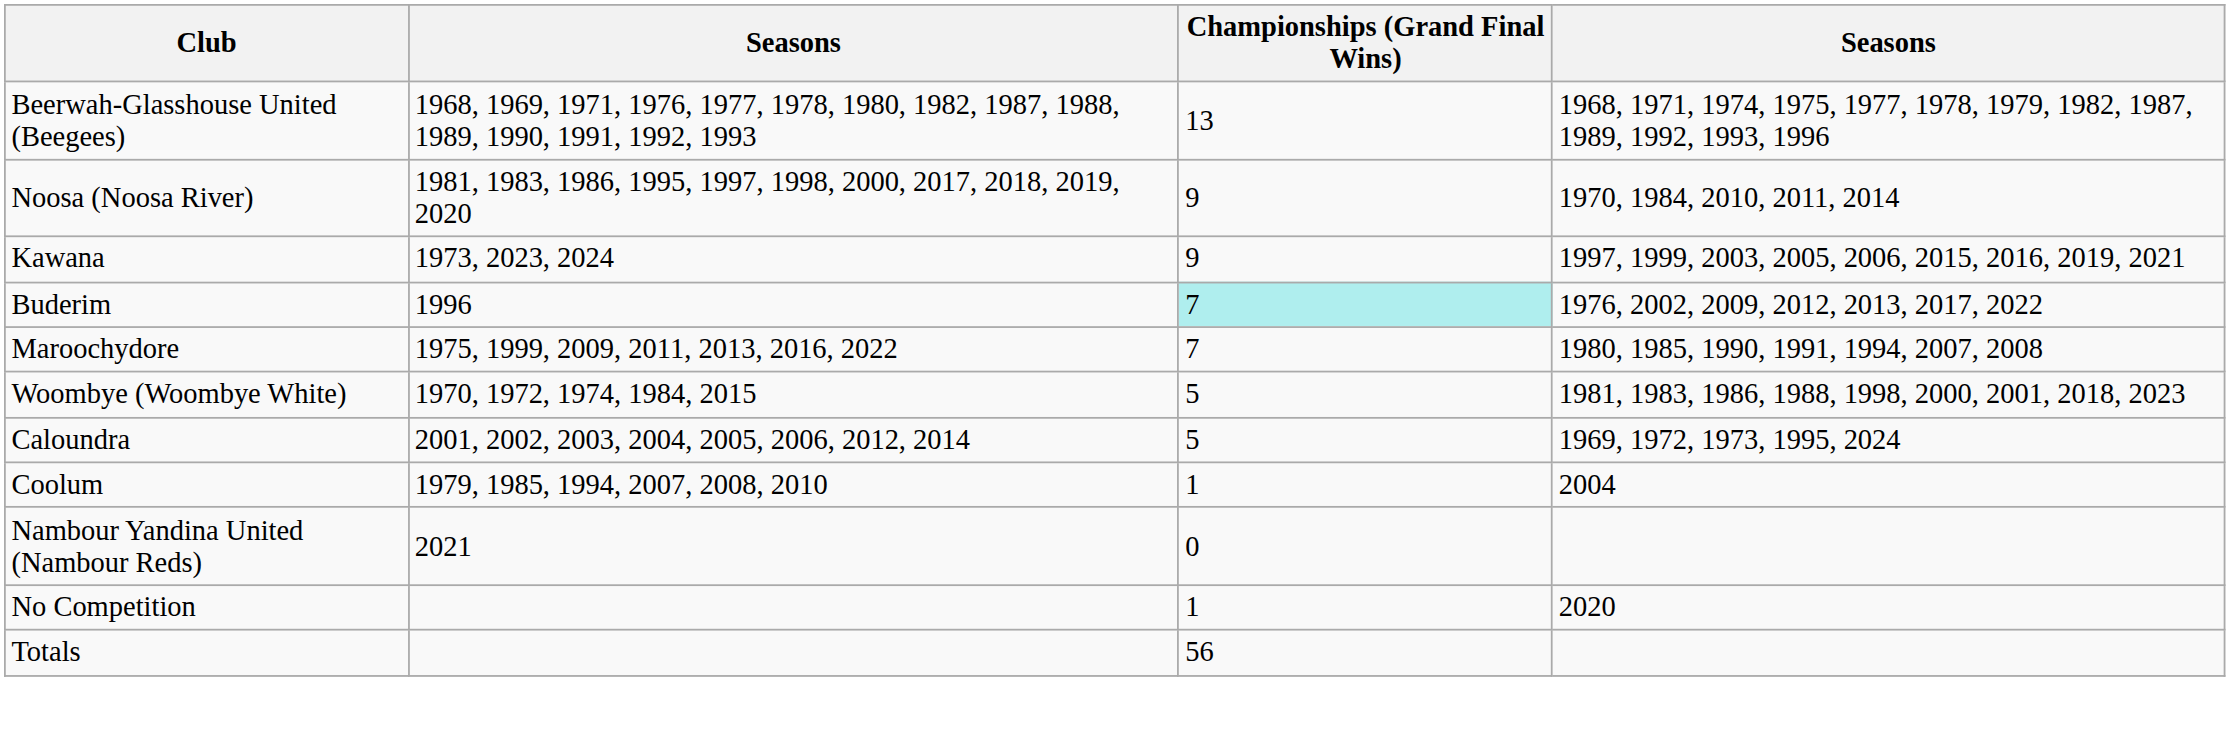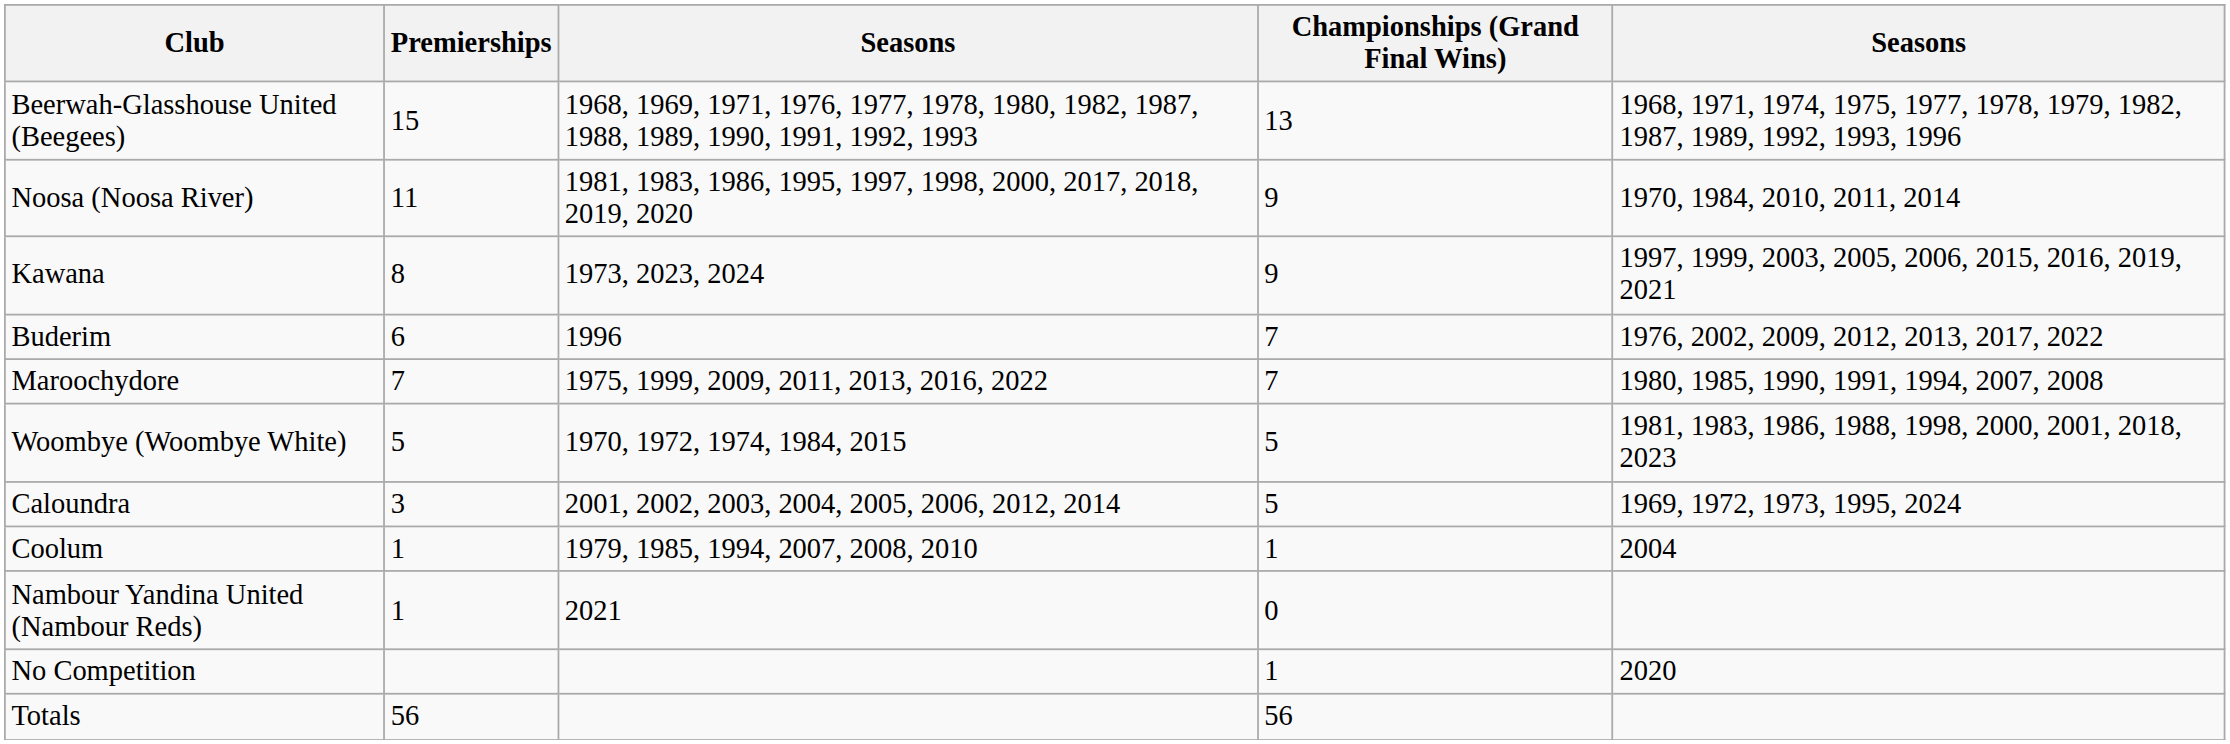+ column: (471, 43)
(1192, 303) paleturquoise background -> (1271, 335) no background
